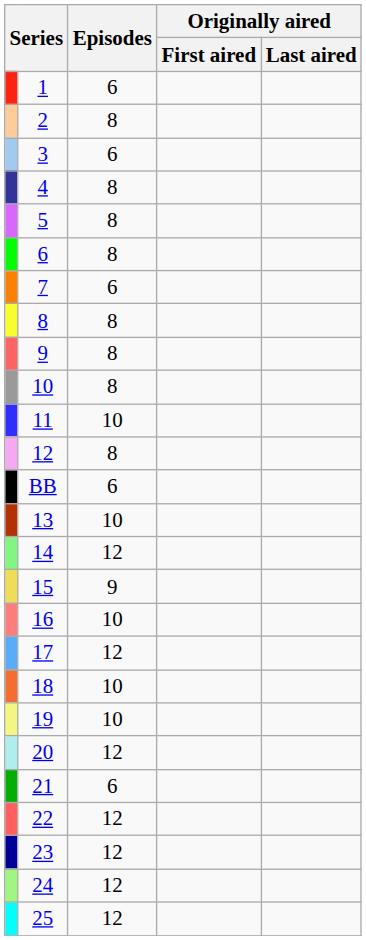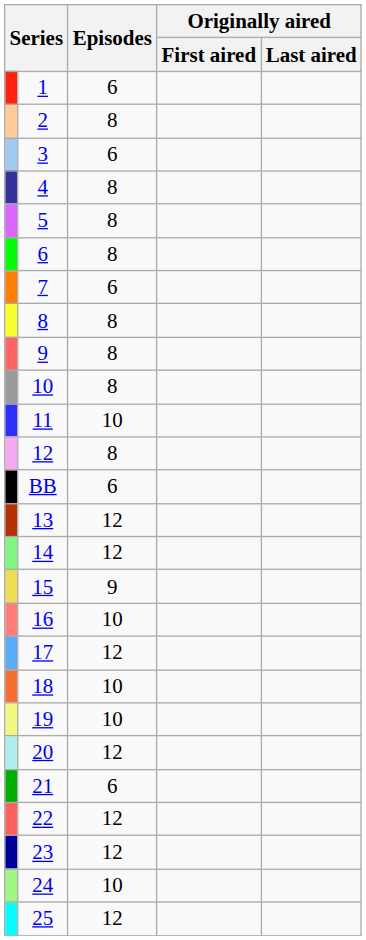(112, 519) 10 -> (112, 519) 12
(112, 885) 12 -> (112, 885) 10
